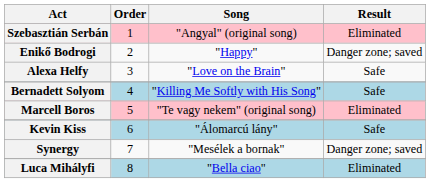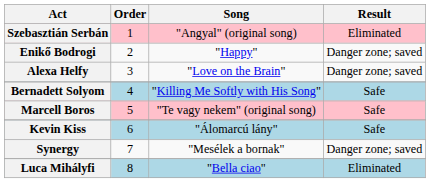(374, 71) Safe -> (374, 71) Danger zone; saved
(374, 110) Eliminated -> (374, 110) Safe
